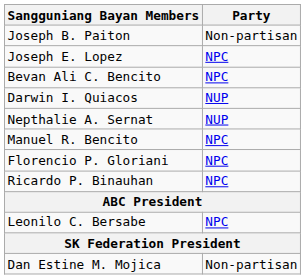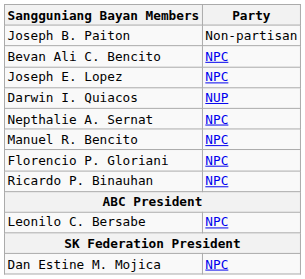rows swapped: (84, 77) <-> (65, 56)
(217, 119) NUP -> (217, 119) NPC
(251, 264) Non-partisan -> (217, 264) NPC
